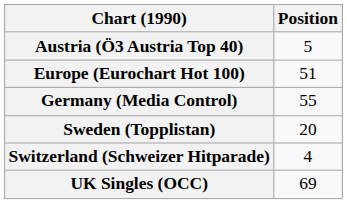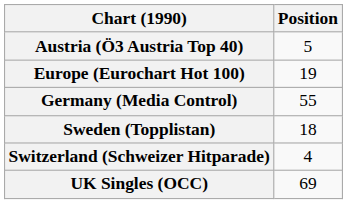(308, 73) 51 -> (308, 73) 19
(308, 128) 20 -> (308, 128) 18
